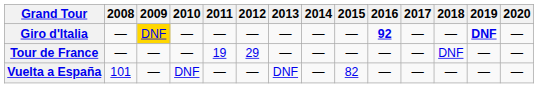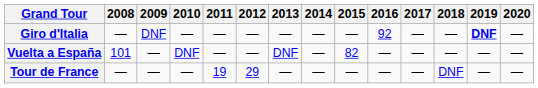(154, 33) gold background -> (154, 33) no background
(385, 33) bold -> (385, 33) normal
rows swapped: (54, 53) <-> (54, 72)
